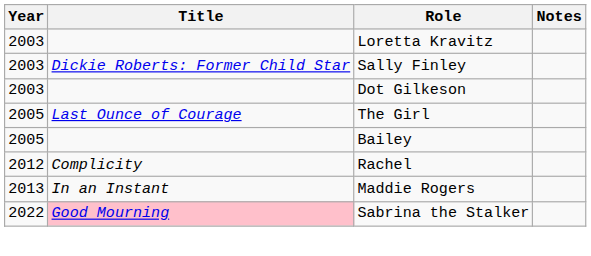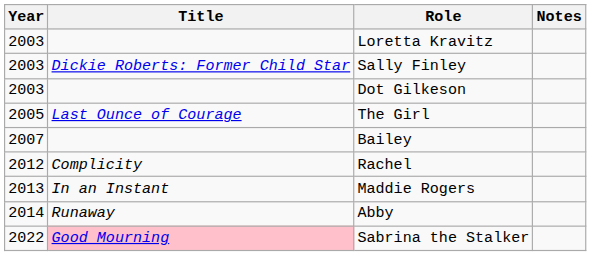(26, 140) 2005 -> (26, 140) 2007
+ row: (375, 213)
